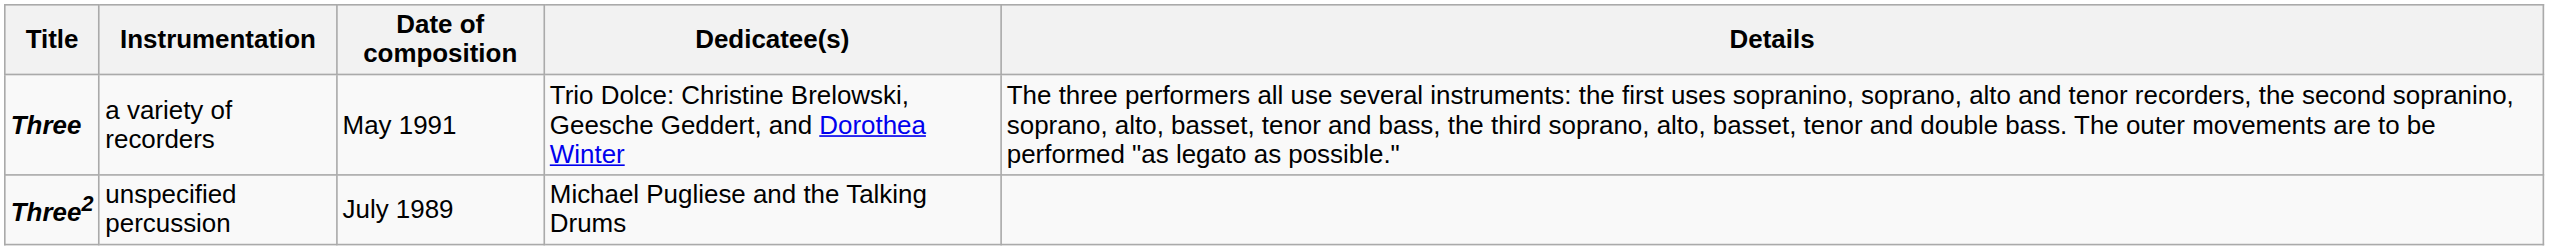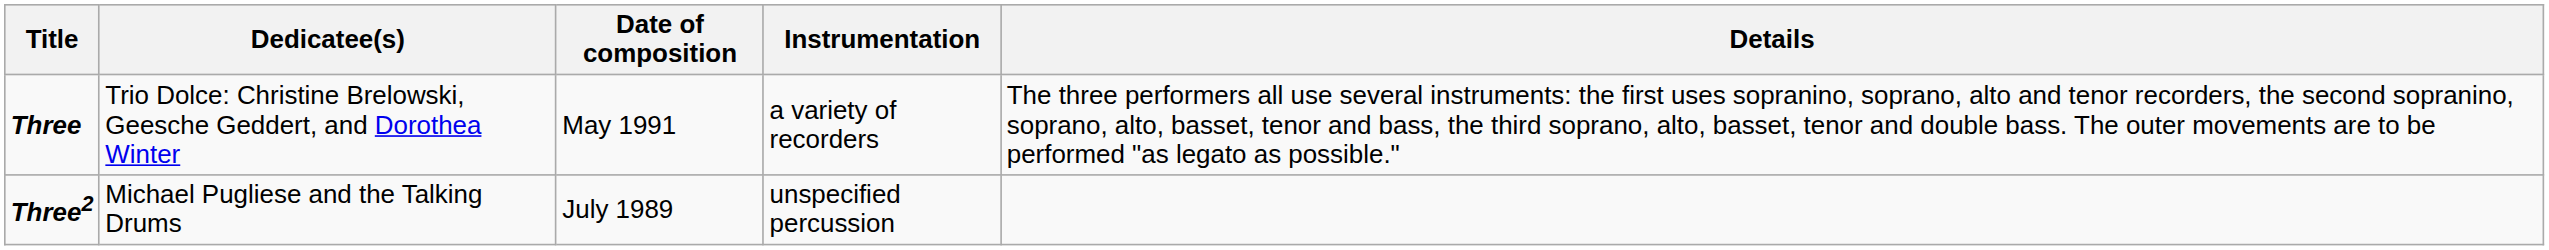columns swapped: (218, 39) <-> (772, 39)
